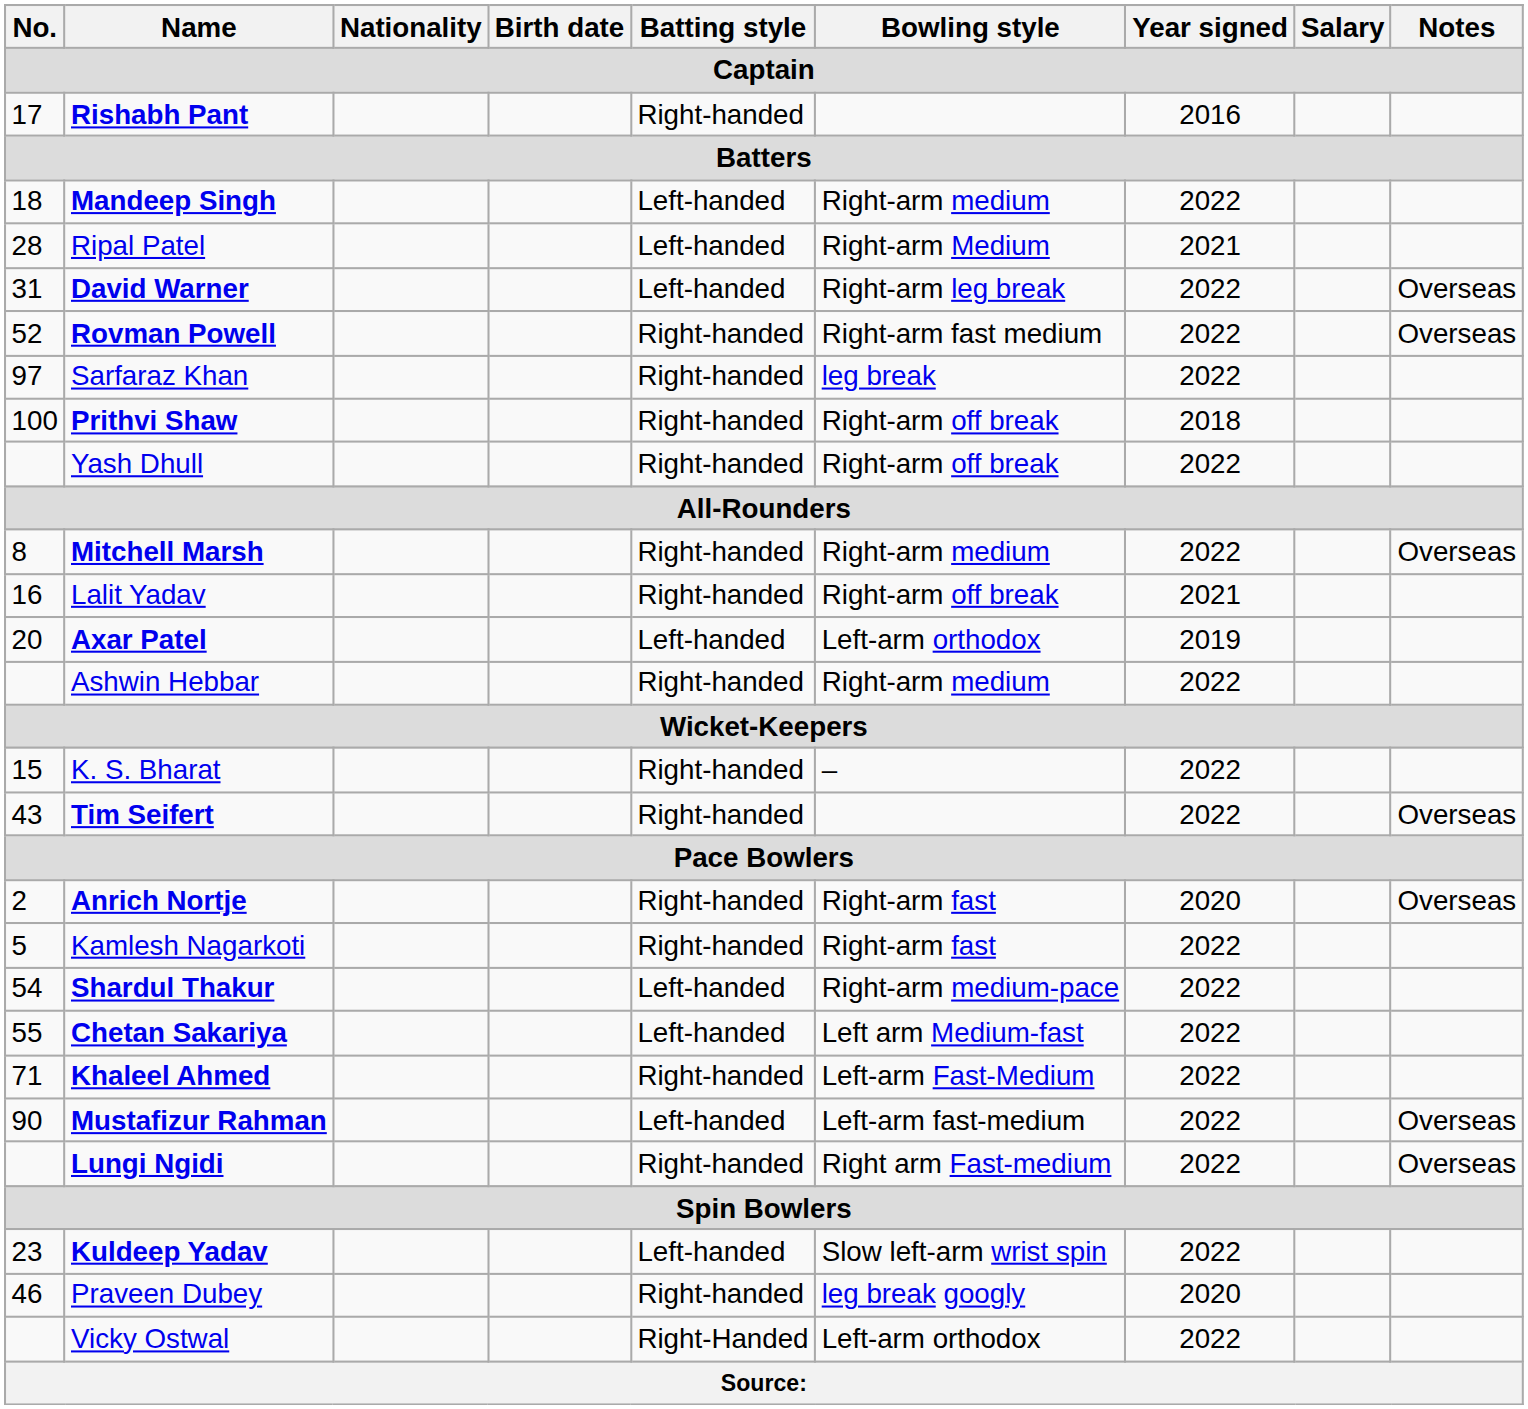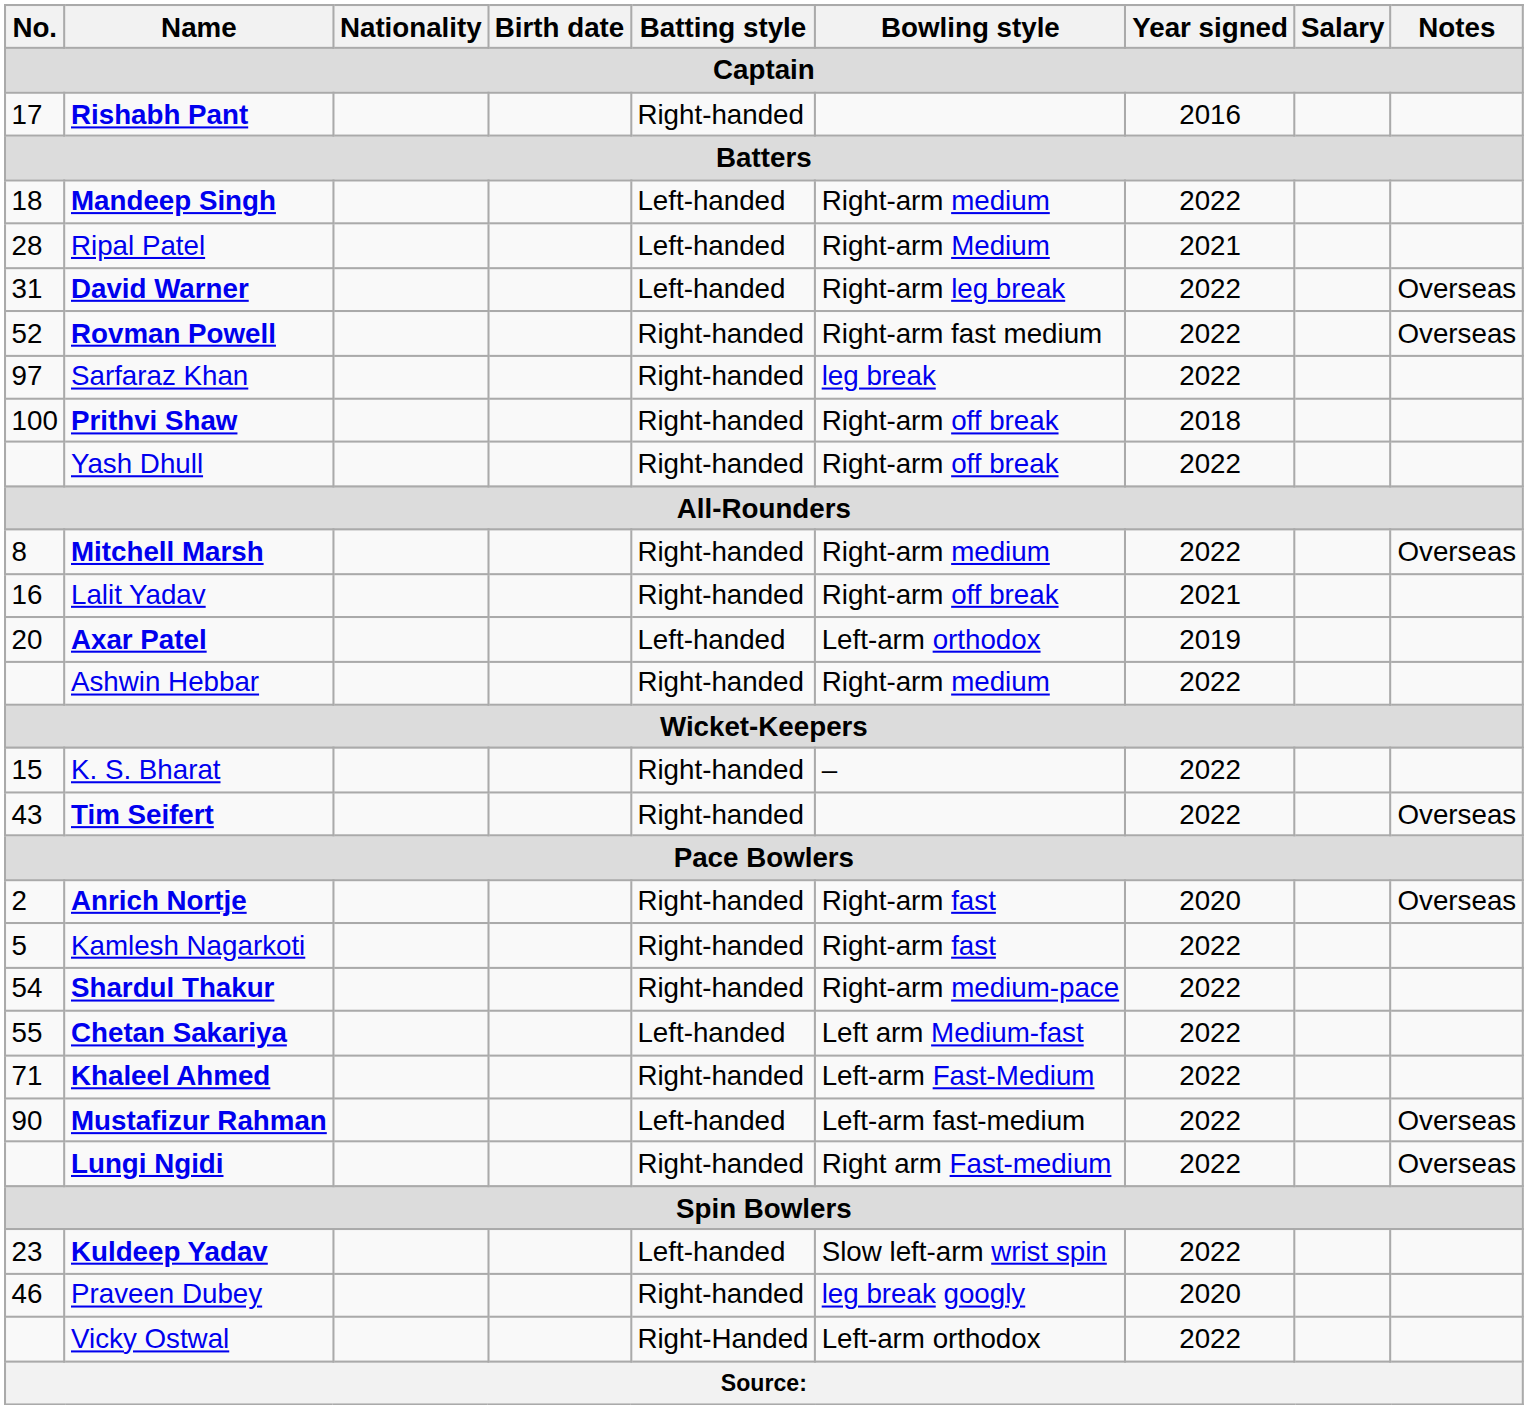(711, 989) Left-handed -> (721, 989) Right-handed
